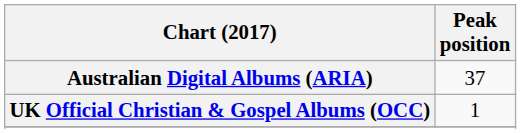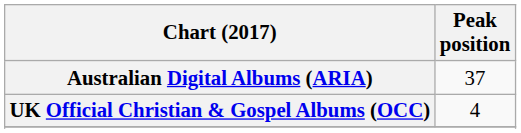(475, 110) 1 -> (475, 110) 4
